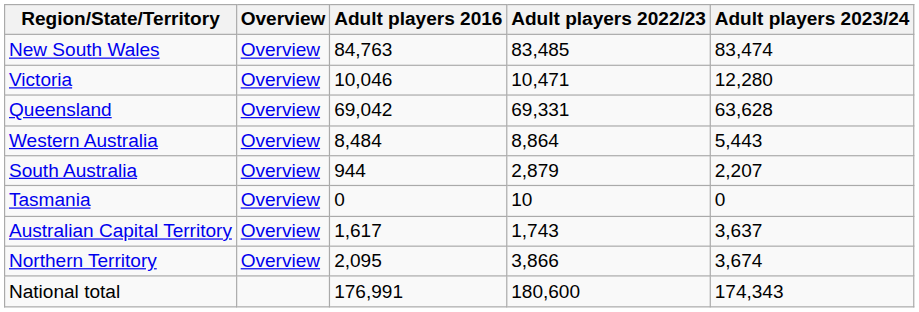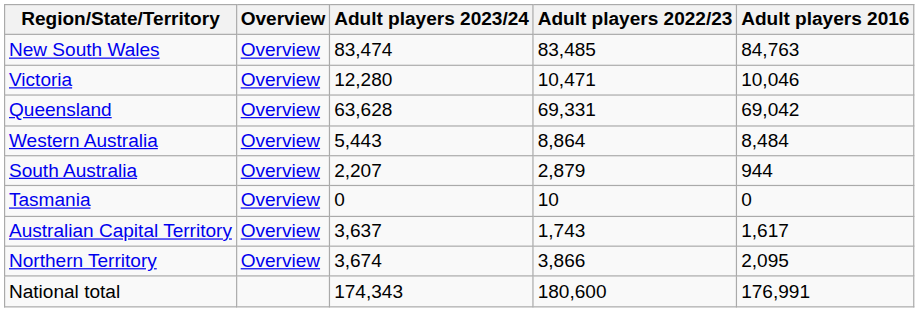columns swapped: (418, 19) <-> (812, 19)
